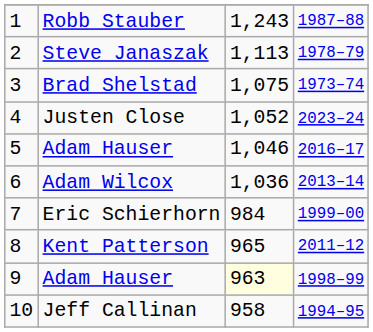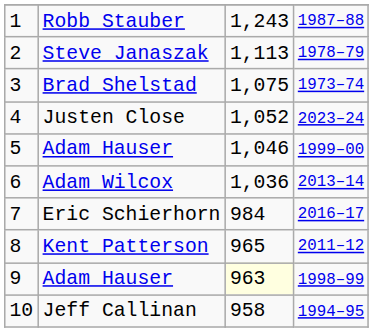(331, 150) 2016–17 -> (331, 150) 1999–00
(331, 214) 1999–00 -> (331, 214) 2016–17
